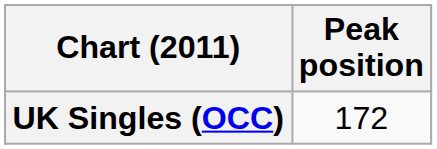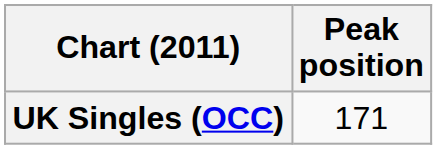(361, 117) 172 -> (361, 117) 171
